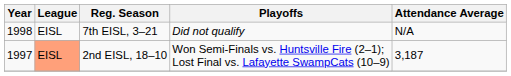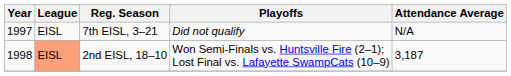(20, 31) 1998 -> (20, 31) 1997
(20, 55) 1997 -> (20, 55) 1998
